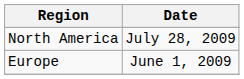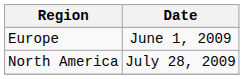rows swapped: (33, 62) <-> (63, 39)
